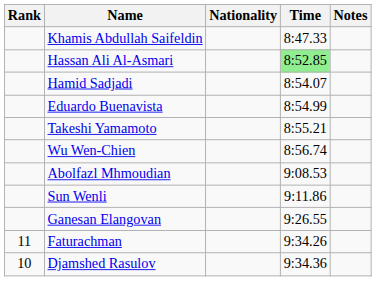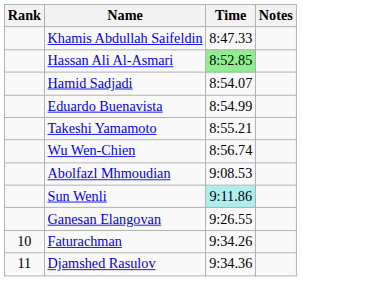- column: (243, 15)
(305, 196) no background -> (231, 196) paleturquoise background
(24, 241) 11 -> (24, 241) 10
(24, 264) 10 -> (24, 264) 11
